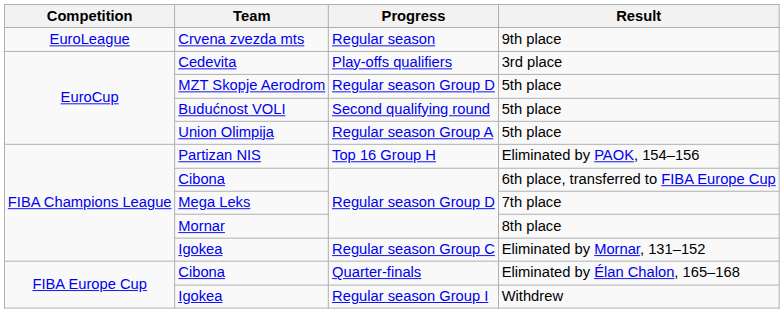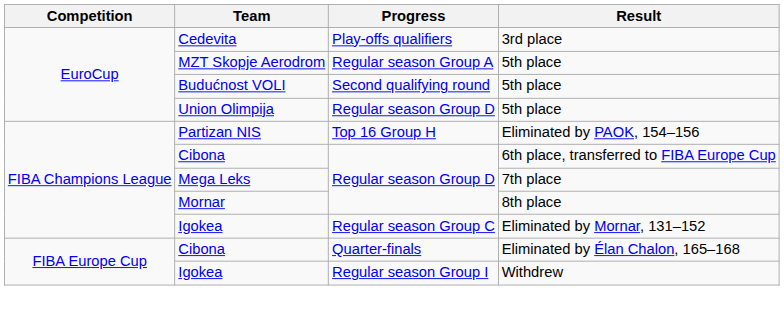- row: (241, 39)
(413, 86) Regular season Group D -> (413, 62) Regular season Group A
(413, 132) Regular season Group A -> (413, 109) Regular season Group D
